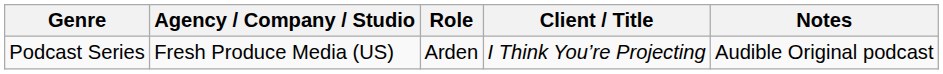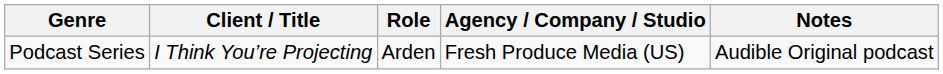columns swapped: (597, 20) <-> (285, 20)
